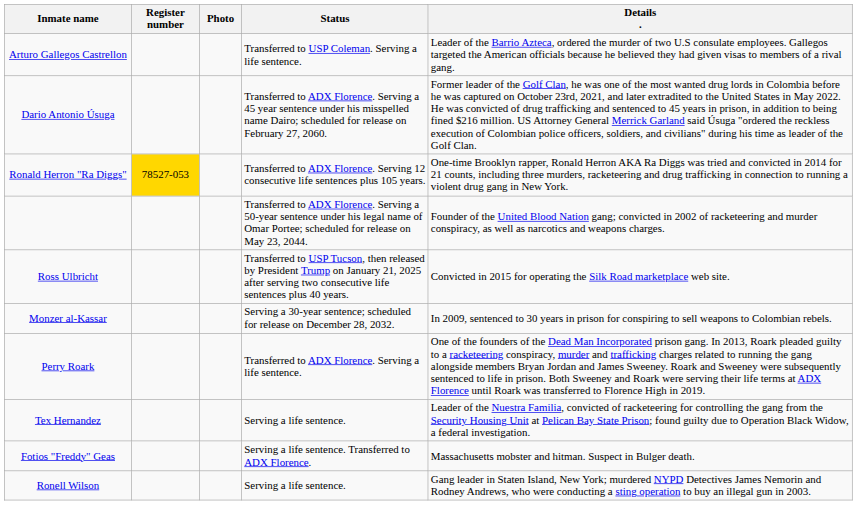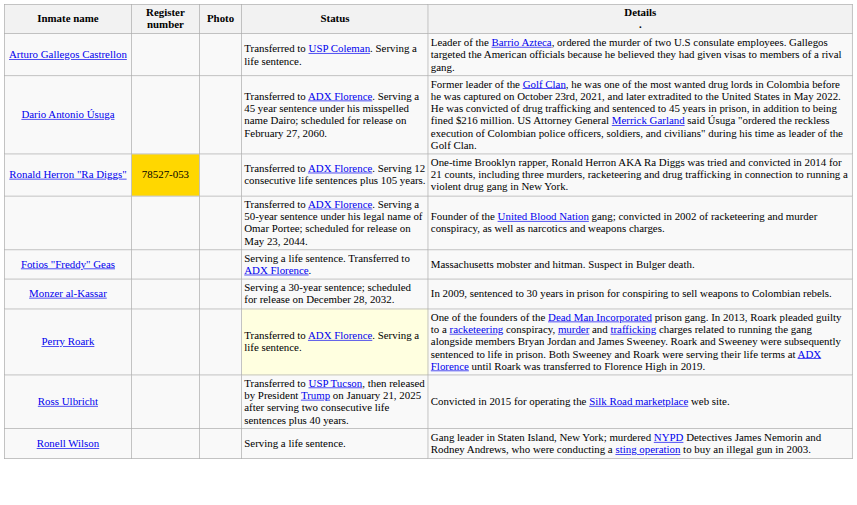rows swapped: (68, 456) <-> (68, 276)
(332, 366) no background -> (332, 341) lightyellow background
- row: (68, 420)
